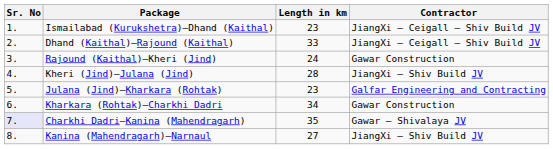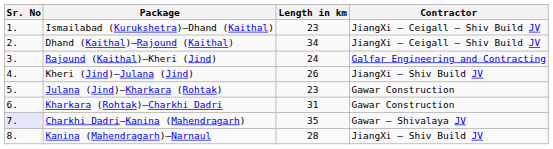(313, 43) 33 -> (313, 43) 34
(403, 58) Gawar Construction -> (449, 58) Galfar Engineering and Contracting
(313, 74) 28 -> (313, 74) 26
(449, 89) Galfar Engineering and Contracting -> (403, 89) Gawar Construction
(313, 105) 34 -> (313, 105) 31
(313, 136) 27 -> (313, 136) 28
